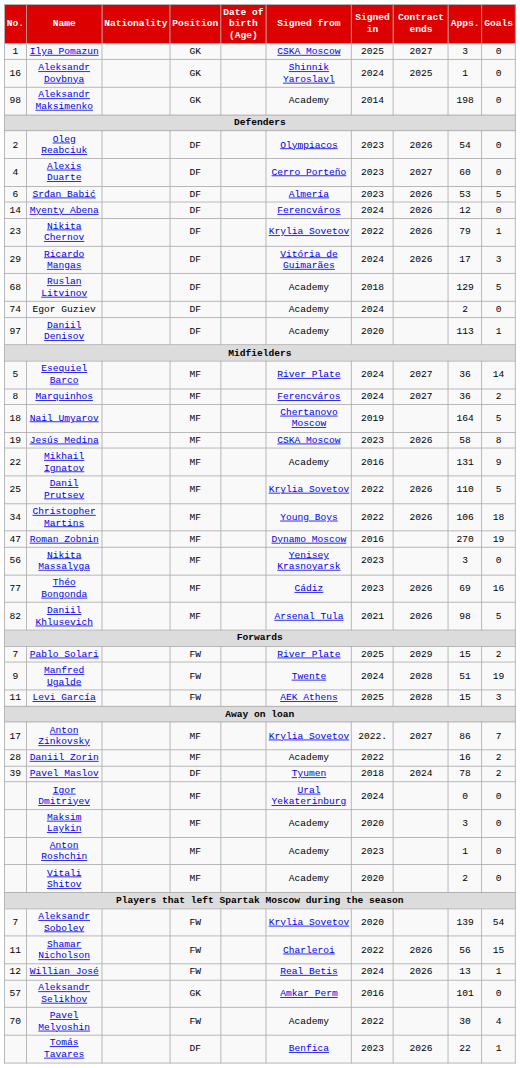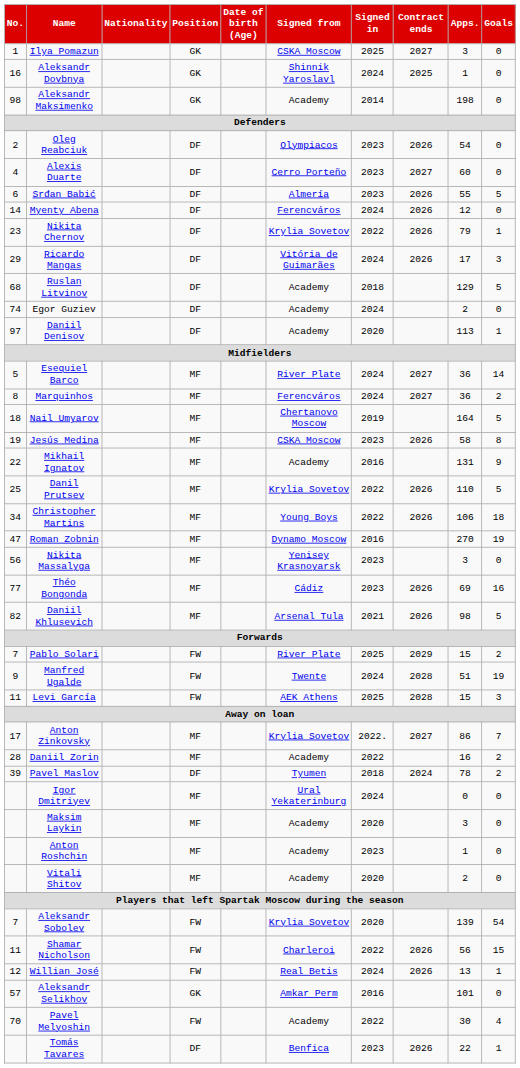(465, 194) 53 -> (465, 194) 55
